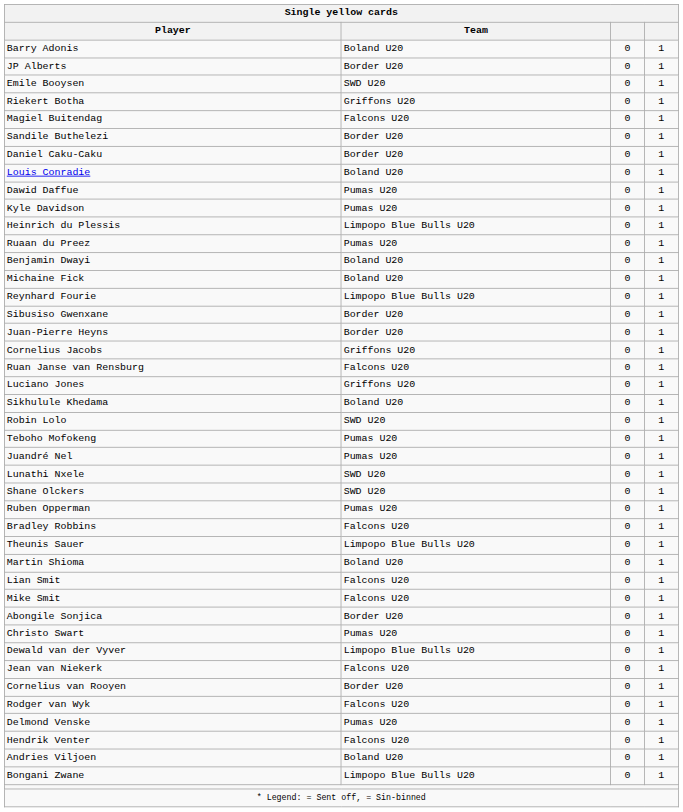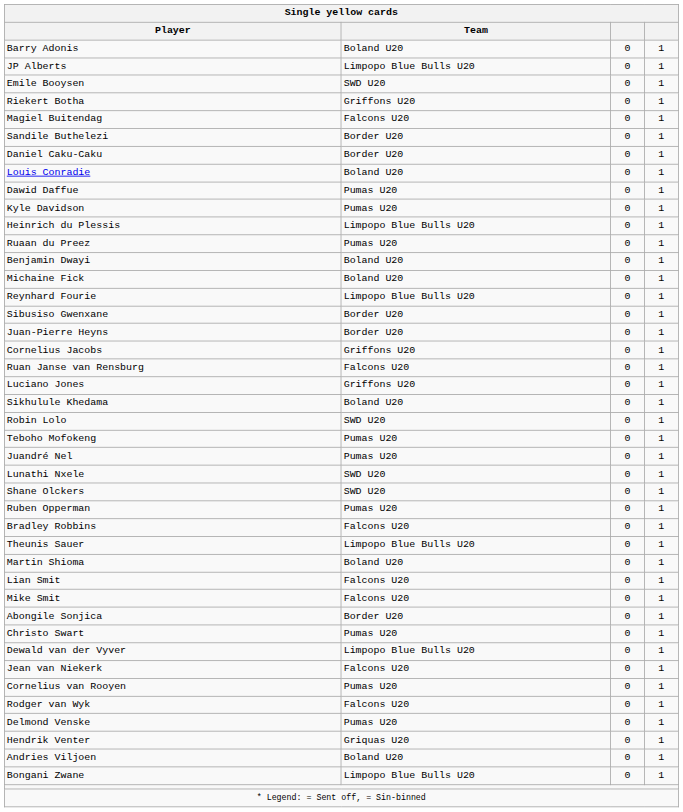(373, 66) Border U20 -> (409, 66) Limpopo Blue Bulls U20
(373, 686) Border U20 -> (371, 686) Pumas U20
(376, 739) Falcons U20 -> (376, 739) Griquas U20
